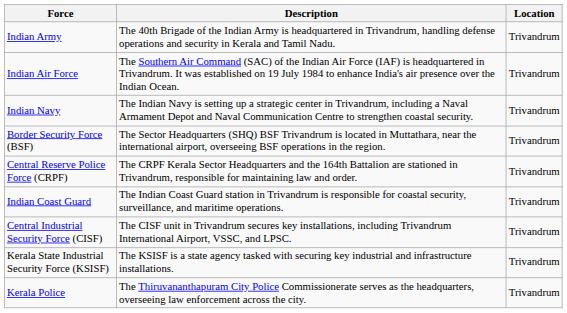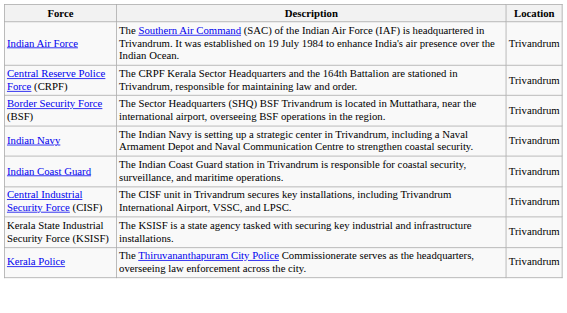- row: (34, 37)
rows swapped: (34, 110) <-> (56, 171)
